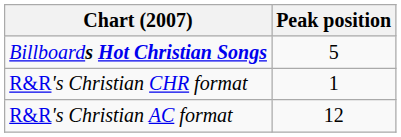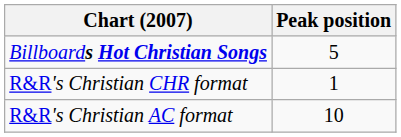(334, 115) 12 -> (334, 115) 10
